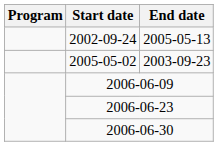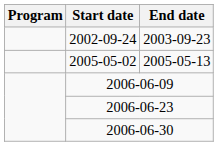(177, 38) 2005-05-13 -> (177, 38) 2003-09-23
(177, 61) 2003-09-23 -> (177, 61) 2005-05-13
